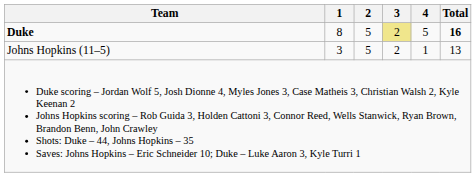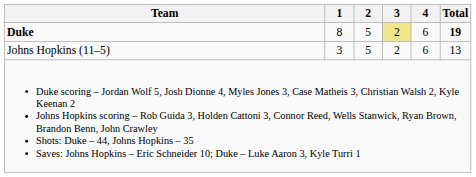(426, 32) 5 -> (426, 32) 6
(455, 32) 16 -> (455, 32) 19
(426, 50) 1 -> (426, 50) 6
